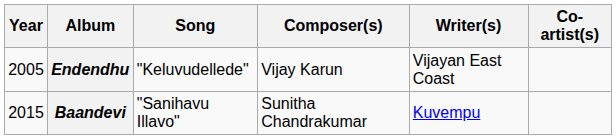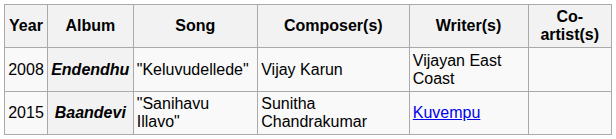(26, 69) 2005 -> (26, 69) 2008
